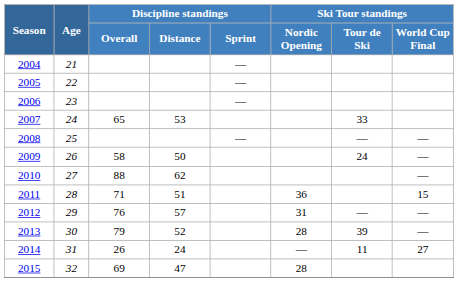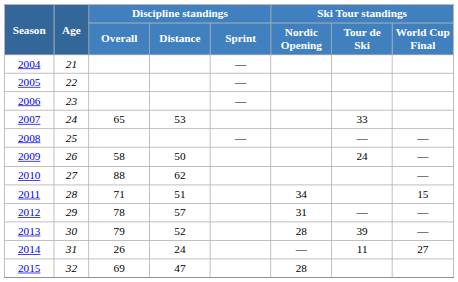(301, 194) 36 -> (301, 194) 34
(119, 212) 76 -> (119, 212) 78
